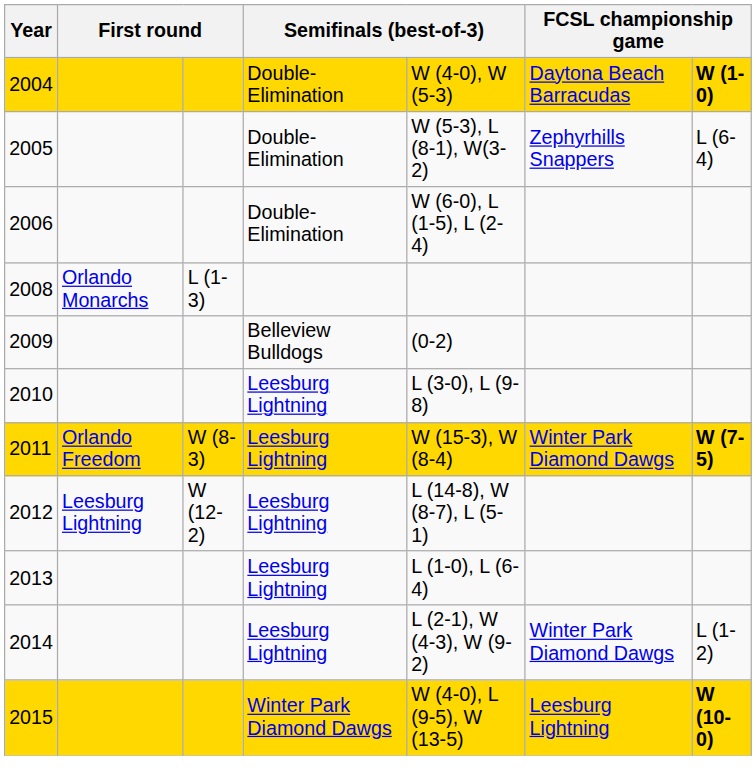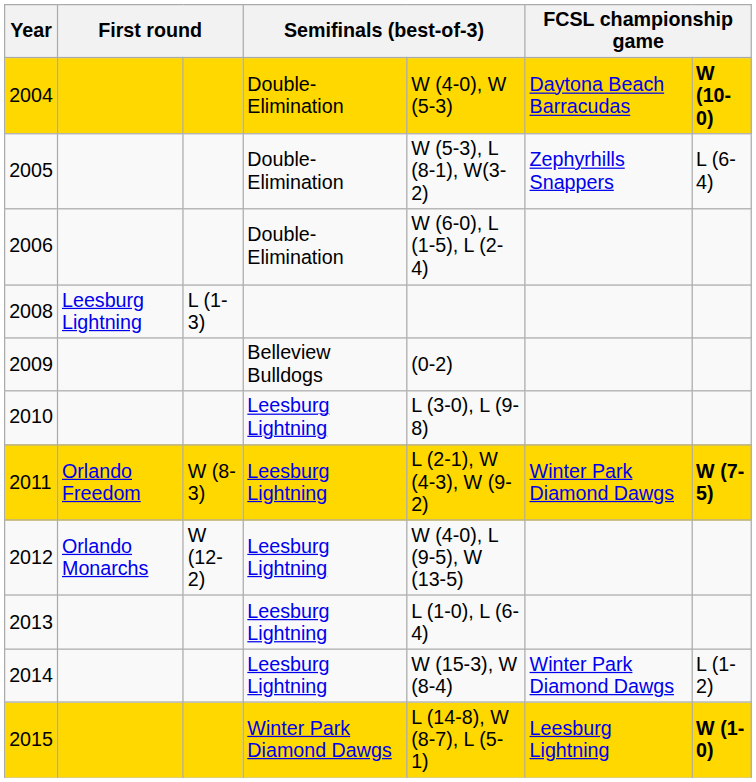(720, 84) W (1-0) -> (714, 95) W (10-0)
(105, 288) Orlando Monarchs -> (103, 311) Leesburg Lightning
(464, 448) W (15-3), W (8-4) -> (461, 482) L (2-1), W (4-3), W (9-2)
(103, 513) Leesburg Lightning -> (105, 557) Orlando Monarchs
(460, 513) L (14-8), W (8-7), L (5-1) -> (455, 557) W (4-0), L (9-5), W (13-5)
(461, 642) L (2-1), W (4-3), W (9-2) -> (464, 675) W (15-3), W (8-4)
(455, 717) W (4-0), L (9-5), W (13-5) -> (460, 739) L (14-8), W (8-7), L (5-1)
(714, 717) W (10-0) -> (720, 739) W (1-0)
